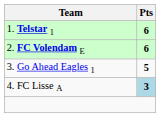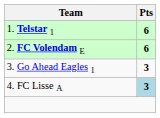(146, 68) 5 -> (146, 68) 3
